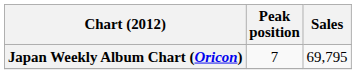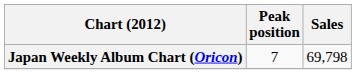(327, 56) 69,795 -> (327, 56) 69,798
